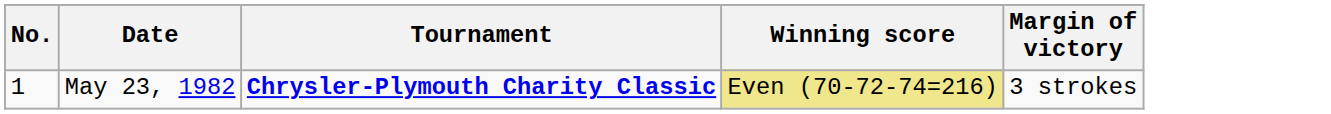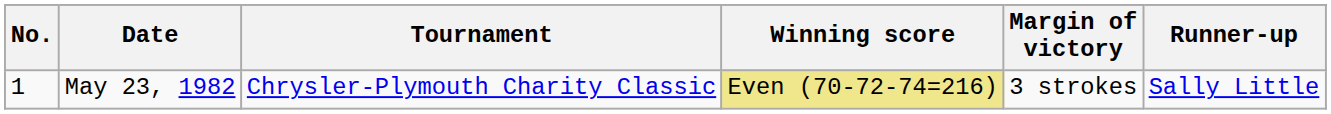+ column: (1234, 38)
(482, 90) bold -> (482, 90) normal
